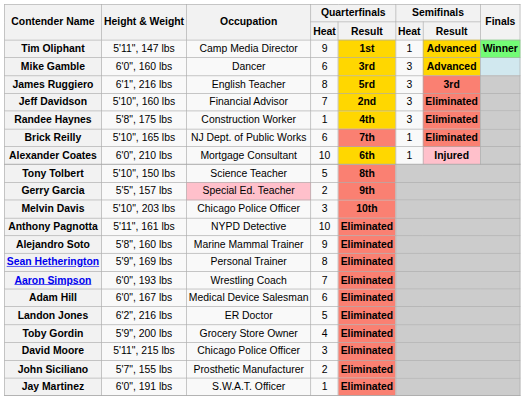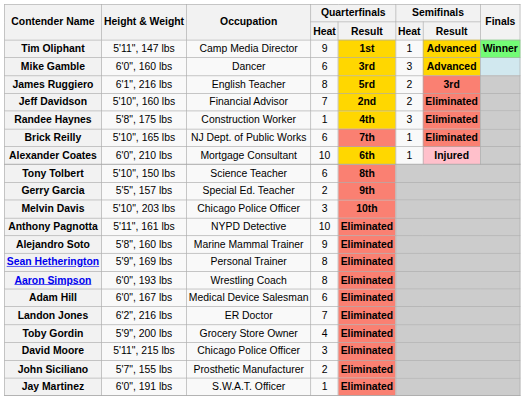(409, 84) 3 -> (409, 84) 2
(409, 102) 3 -> (409, 102) 2
(325, 173) 5 -> (325, 173) 6
(249, 191) pink background -> (249, 191) no background
(325, 280) 7 -> (325, 280) 8
(325, 315) 5 -> (325, 315) 7
